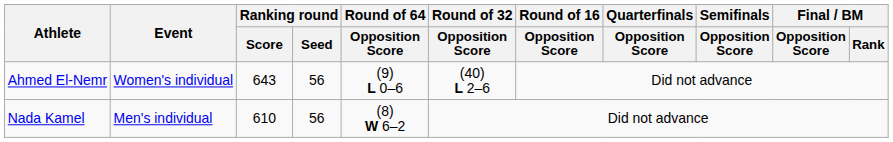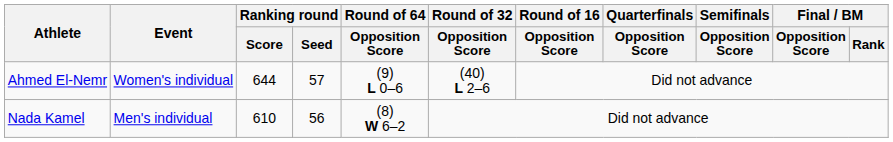(264, 81) 643 -> (264, 81) 644
(317, 81) 56 -> (317, 81) 57
